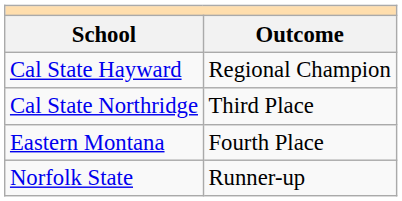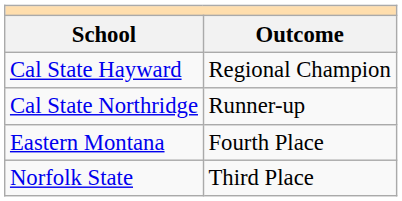(261, 105) Third Place -> (257, 105) Runner-up
(257, 177) Runner-up -> (261, 177) Third Place
